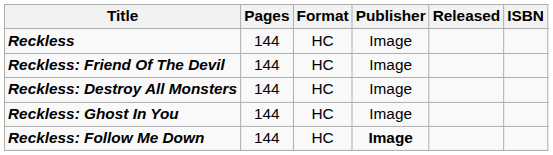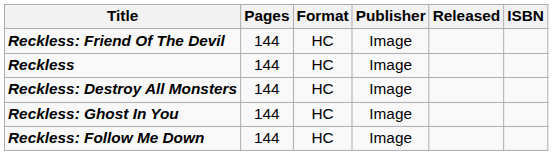rows swapped: (41, 41) <-> (116, 65)
(391, 138) bold -> (391, 138) normal
